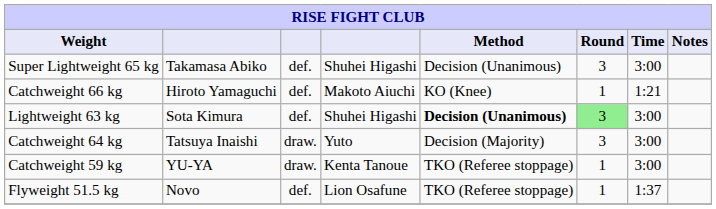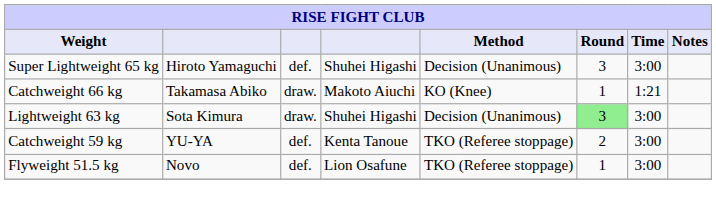(216, 66) Takamasa Abiko -> (221, 66) Hiroto Yamaguchi
(221, 91) Hiroto Yamaguchi -> (216, 91) Takamasa Abiko
(300, 91) def. -> (300, 91) draw.
(300, 116) def. -> (300, 116) draw.
(495, 116) bold -> (493, 116) normal
- row: (65, 141)
(300, 166) draw. -> (300, 141) def.
(602, 166) 1 -> (602, 141) 2
(648, 190) 1:37 -> (648, 166) 3:00
